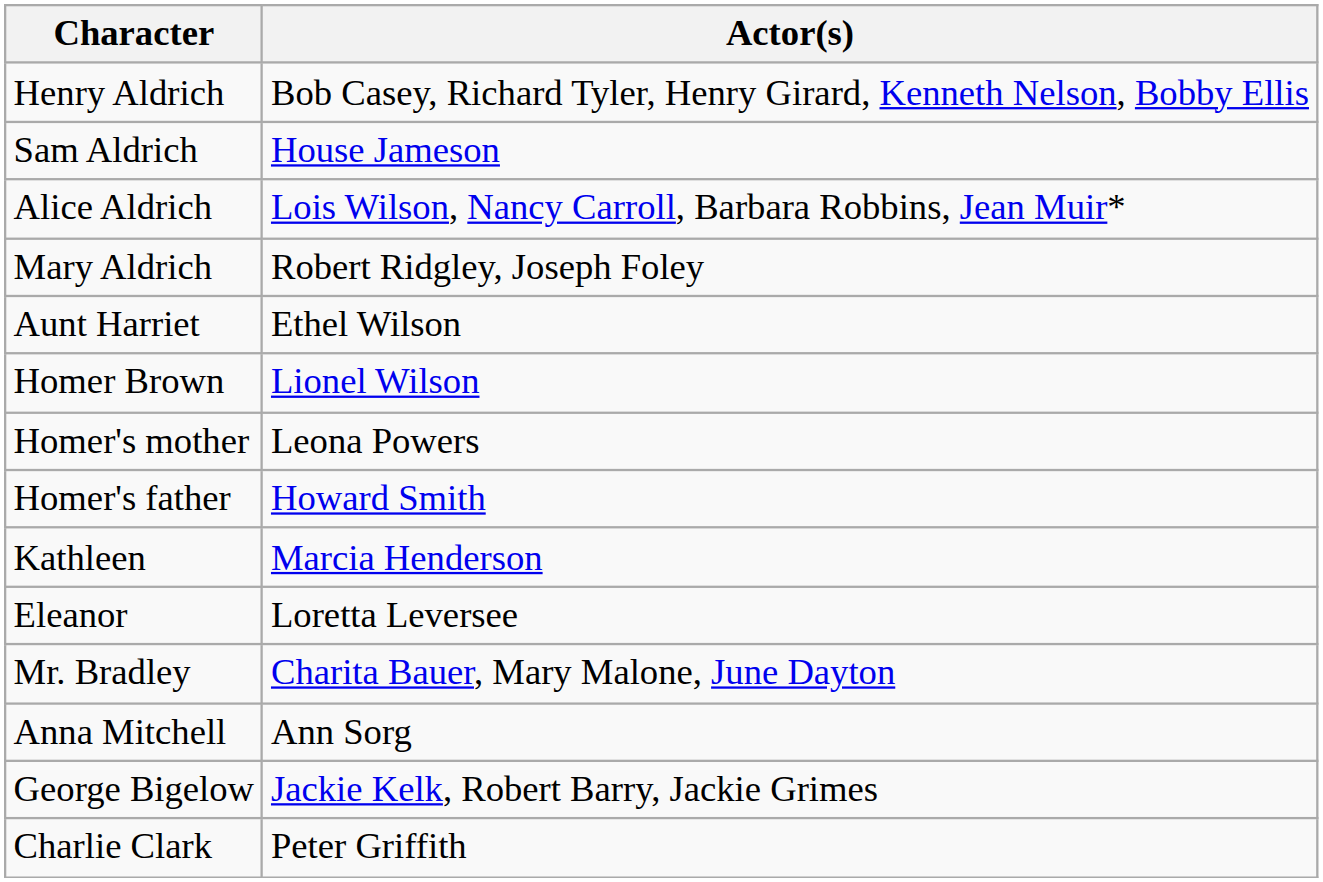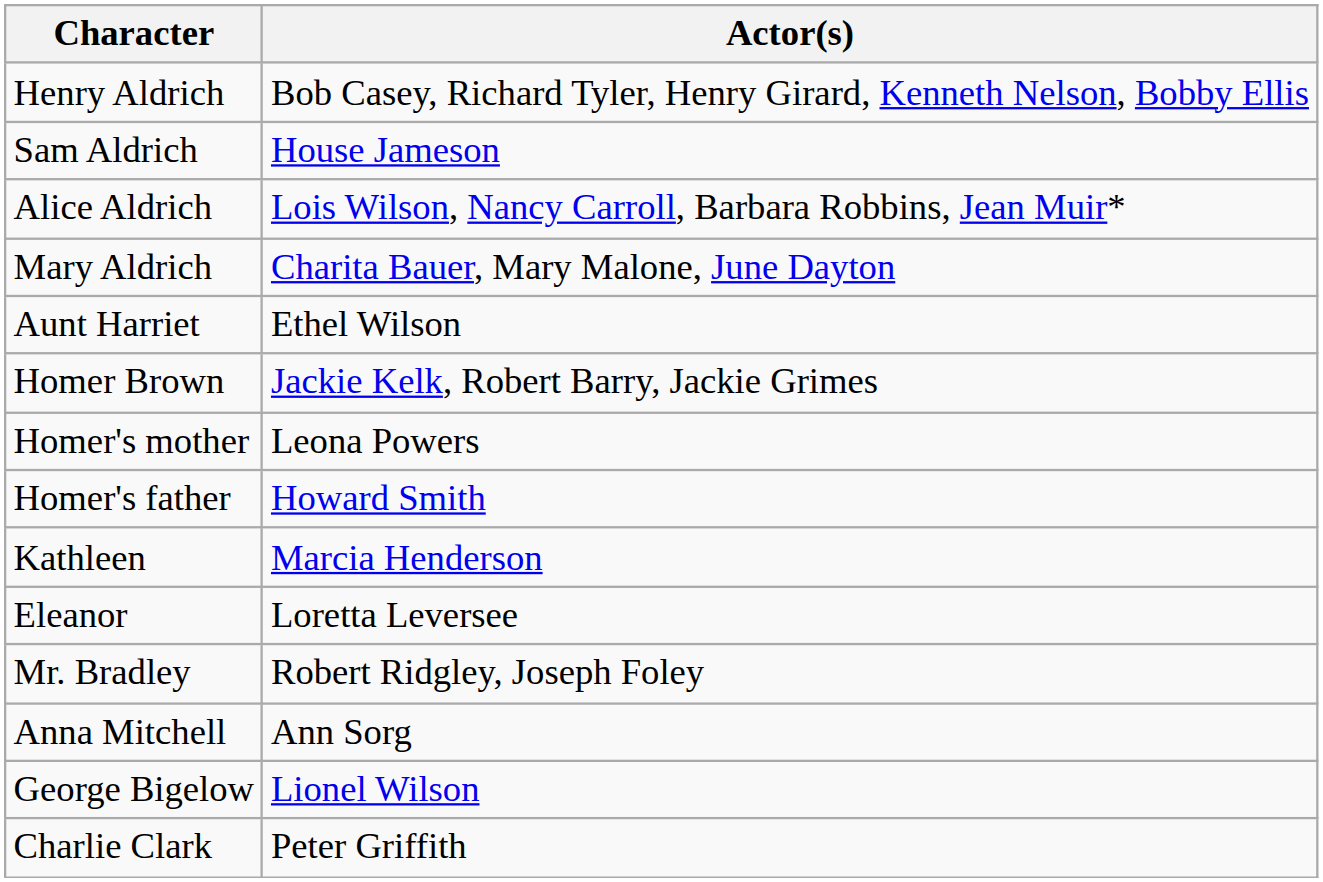(488, 265) Robert Ridgley, Joseph Foley -> (583, 265) Charita Bauer, Mary Malone, June Dayton
(375, 382) Lionel Wilson -> (574, 382) Jackie Kelk, Robert Barry, Jackie Grimes
(583, 672) Charita Bauer, Mary Malone, June Dayton -> (488, 672) Robert Ridgley, Joseph Foley
(574, 788) Jackie Kelk, Robert Barry, Jackie Grimes -> (375, 788) Lionel Wilson
